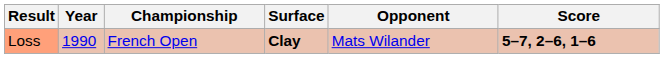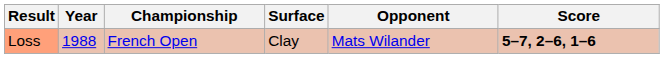(79, 41) 1990 -> (79, 41) 1988
(284, 41) bold -> (284, 41) normal
